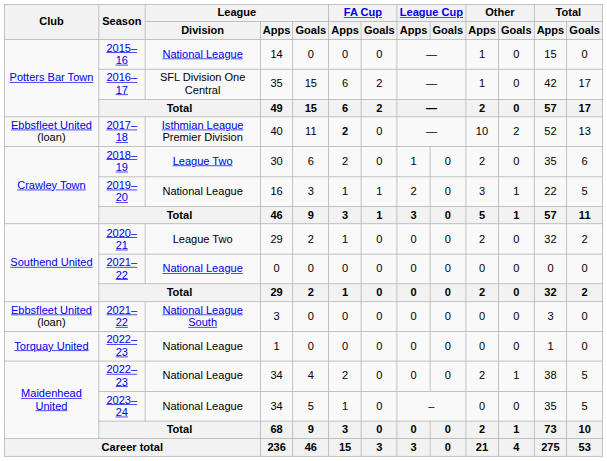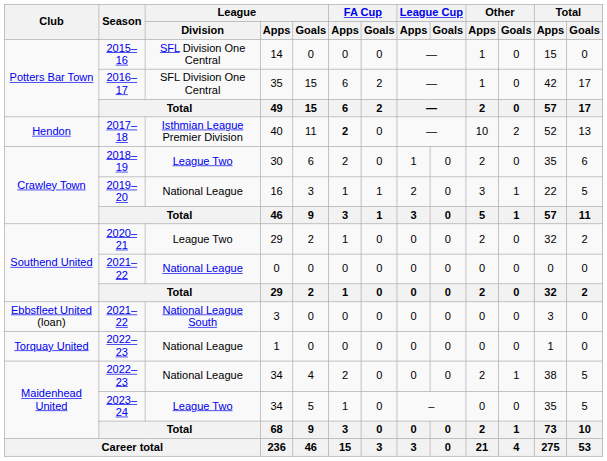(203, 54) National League -> (203, 54) SFL Division One Central
(51, 131) Ebbsfleet United (loan) -> (51, 131) Hendon
(203, 406) National League -> (203, 406) League Two
